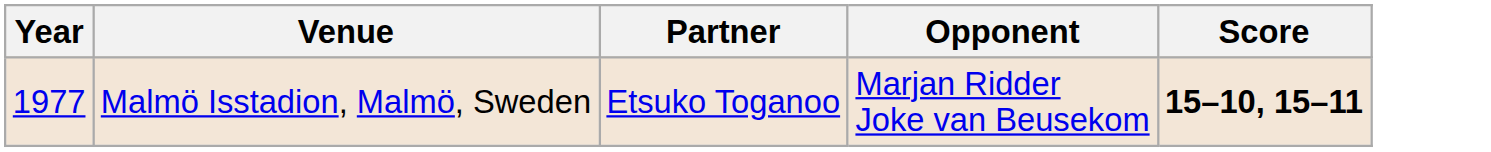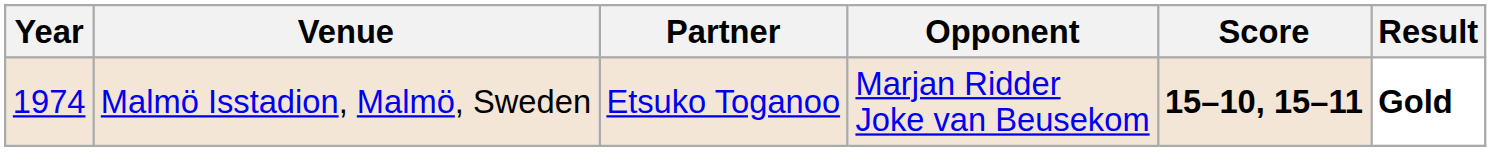+ column: (1428, 31)
(49, 101) 1977 -> (49, 101) 1974
